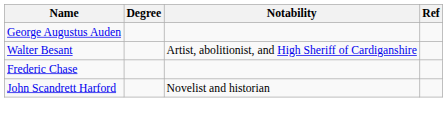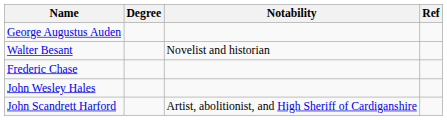(292, 50) Artist, abolitionist, and High Sheriff of Cardiganshire -> (218, 50) Novelist and historian
+ row: (51, 87)
(218, 87) Novelist and historian -> (292, 106) Artist, abolitionist, and High Sheriff of Cardiganshire
